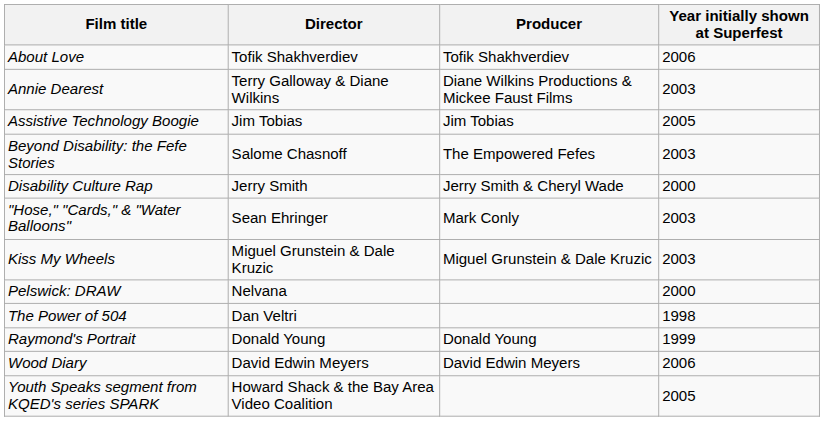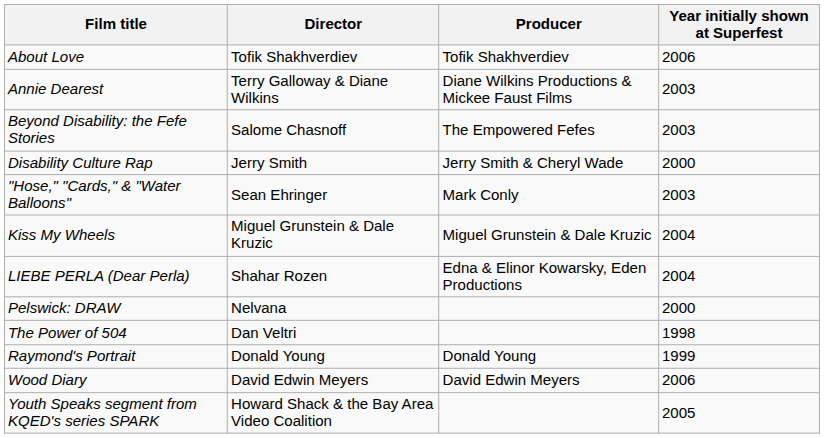- row: (103, 121)
(679, 259) 2003 -> (679, 235) 2004
+ row: (99, 276)
